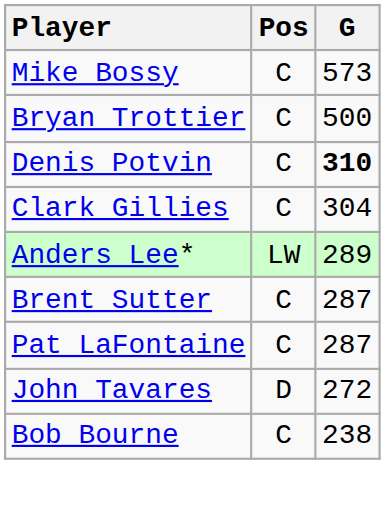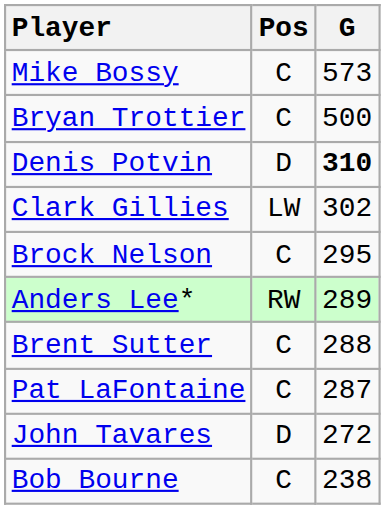(284, 164) C -> (284, 164) D
(284, 209) C -> (284, 209) LW
(347, 209) 304 -> (347, 209) 302
+ row: (112, 254)
(284, 254) LW -> (284, 300) RW
(347, 300) 287 -> (347, 345) 288
